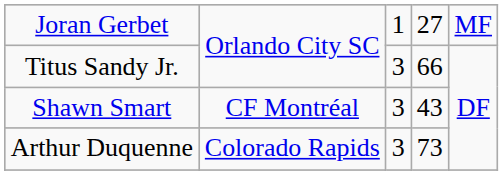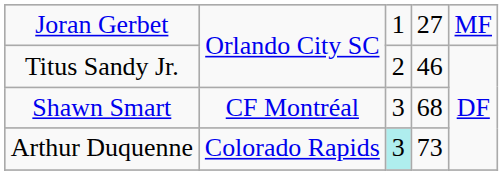(398, 66) 3 -> (398, 66) 2
(430, 66) 66 -> (430, 66) 46
(430, 107) 43 -> (430, 107) 68
(398, 148) no background -> (398, 148) paleturquoise background
